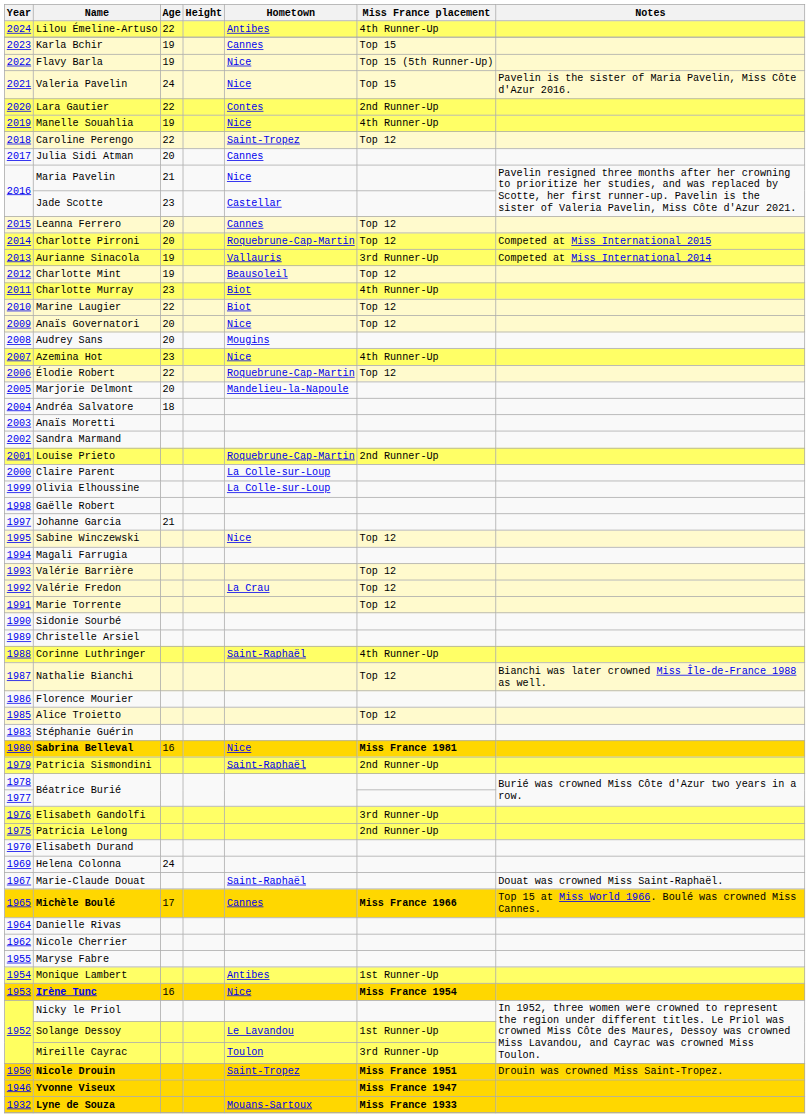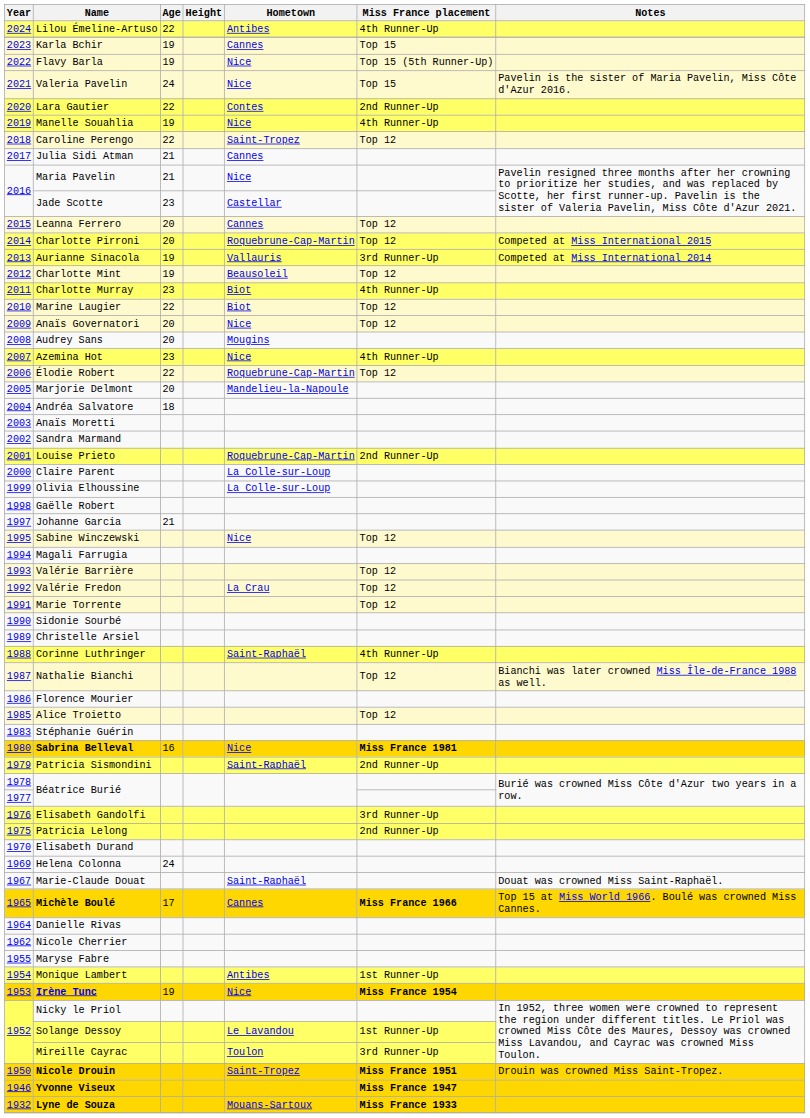(169, 157) 20 -> (169, 157) 21
(169, 992) 16 -> (169, 992) 19
